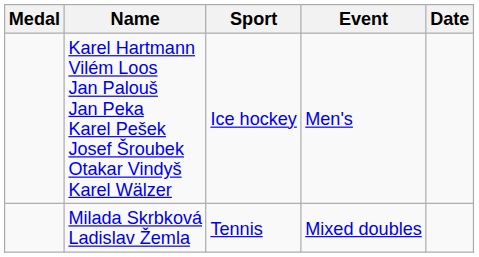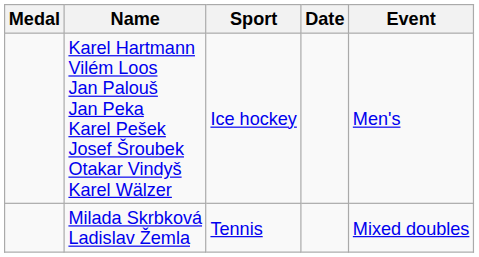columns swapped: (364, 19) <-> (450, 19)
